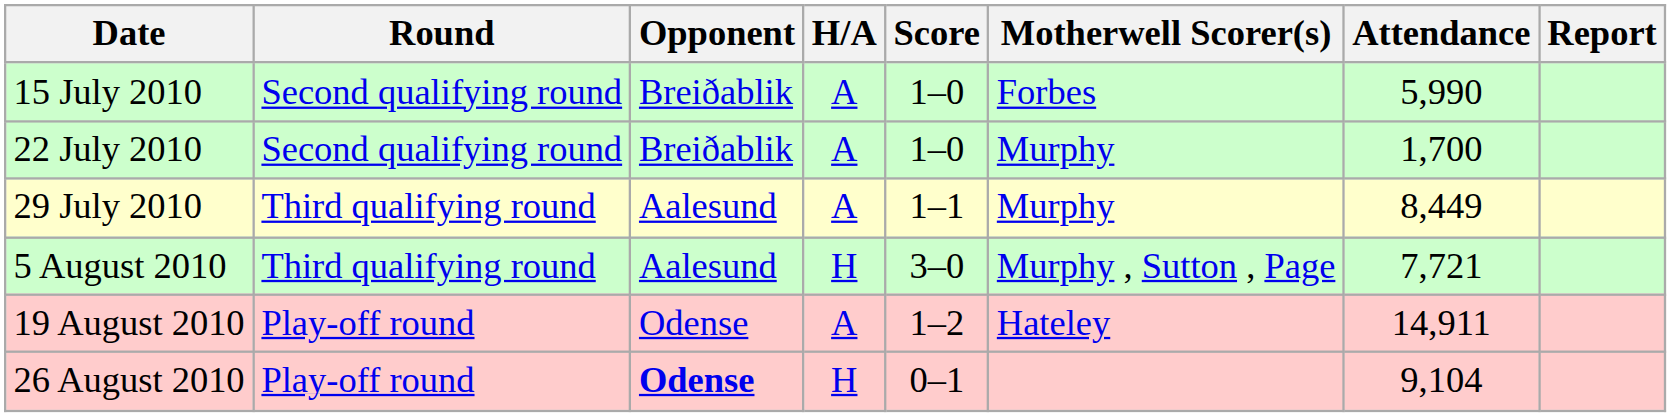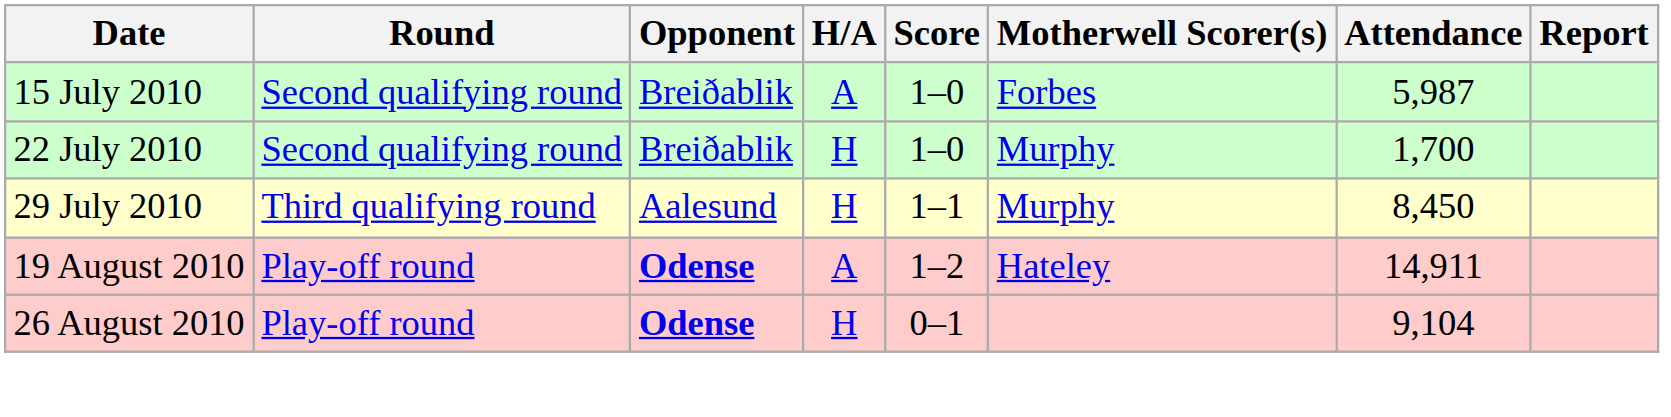(1441, 91) 5,990 -> (1433, 91) 5,987
(844, 149) A -> (844, 149) H
(844, 206) A -> (844, 206) H
(1441, 206) 8,449 -> (1433, 206) 8,450
- row: (120, 264)
(694, 322) normal -> (697, 264) bold
